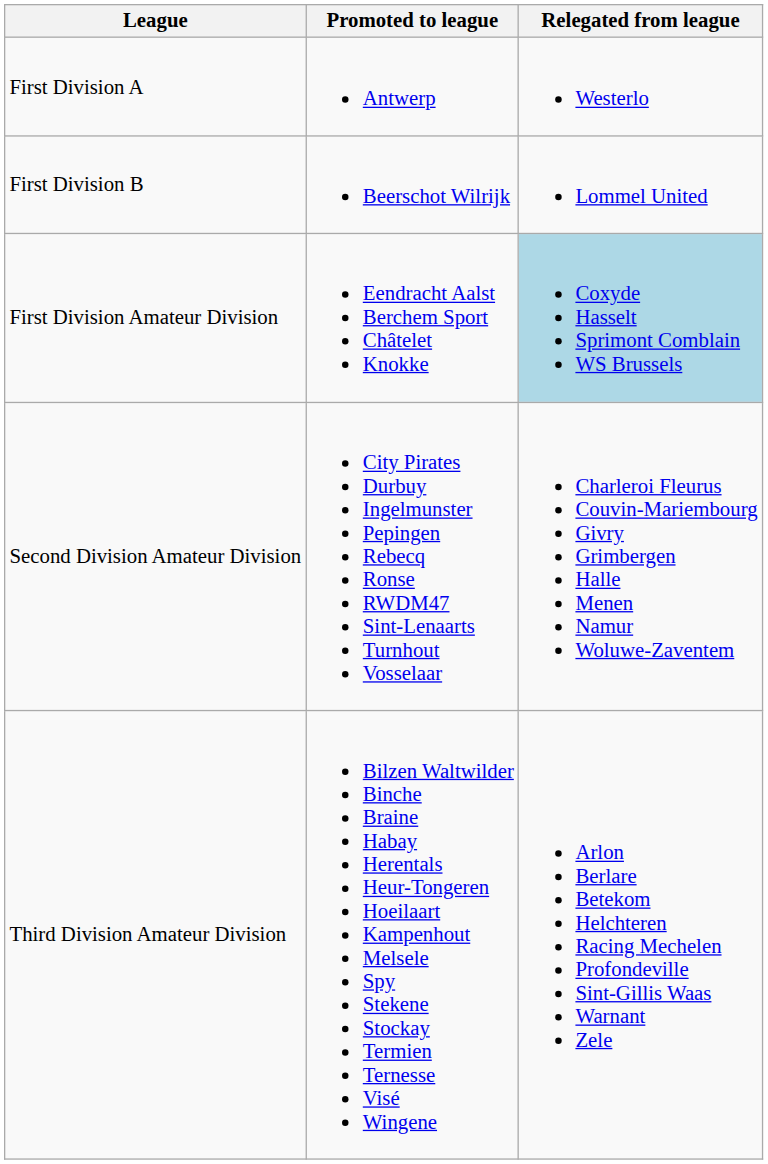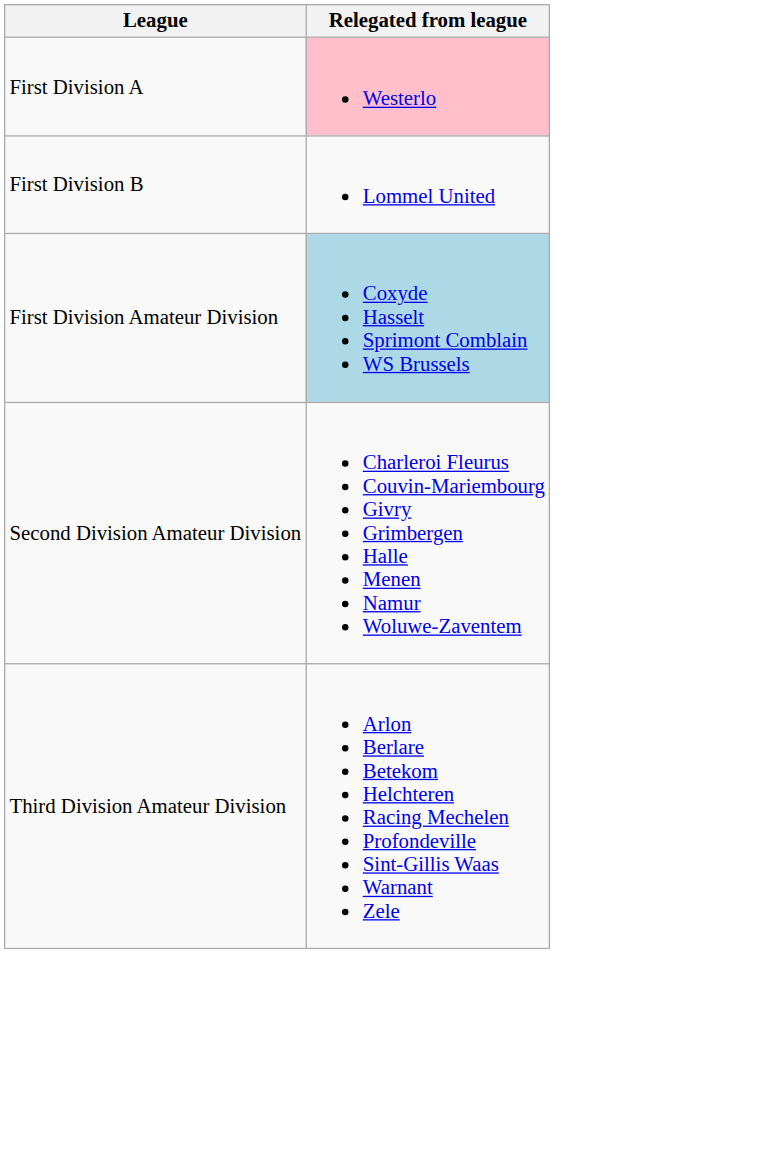- column: (412, 20)
(641, 98) no background -> (428, 98) pink background
